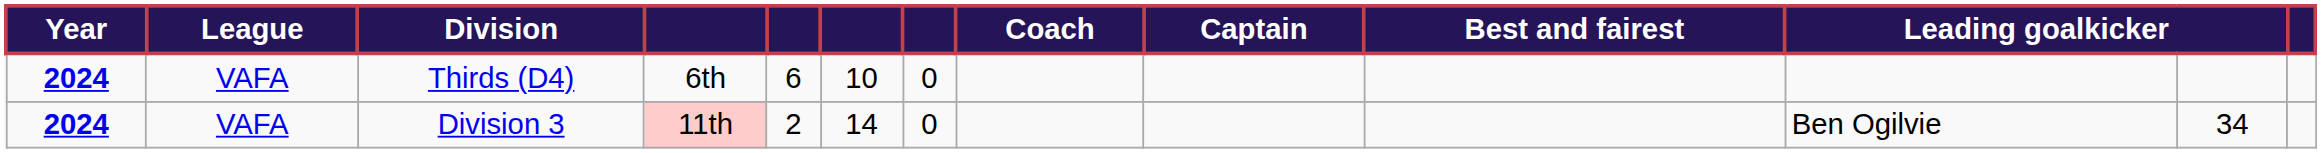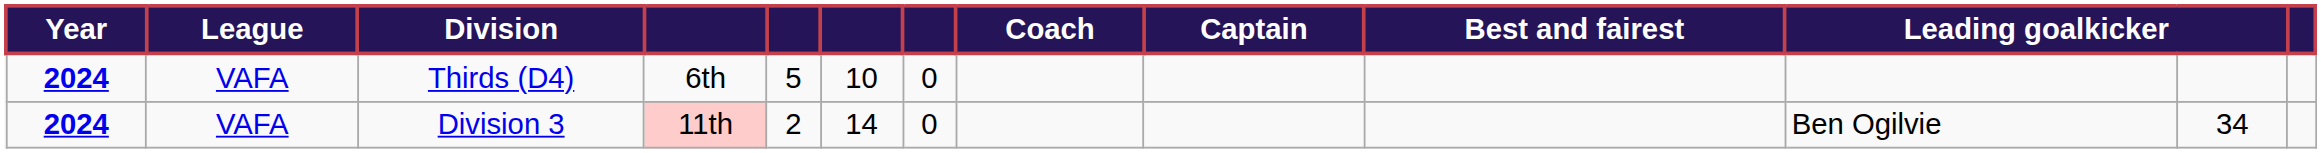(794, 77) 6 -> (794, 77) 5
